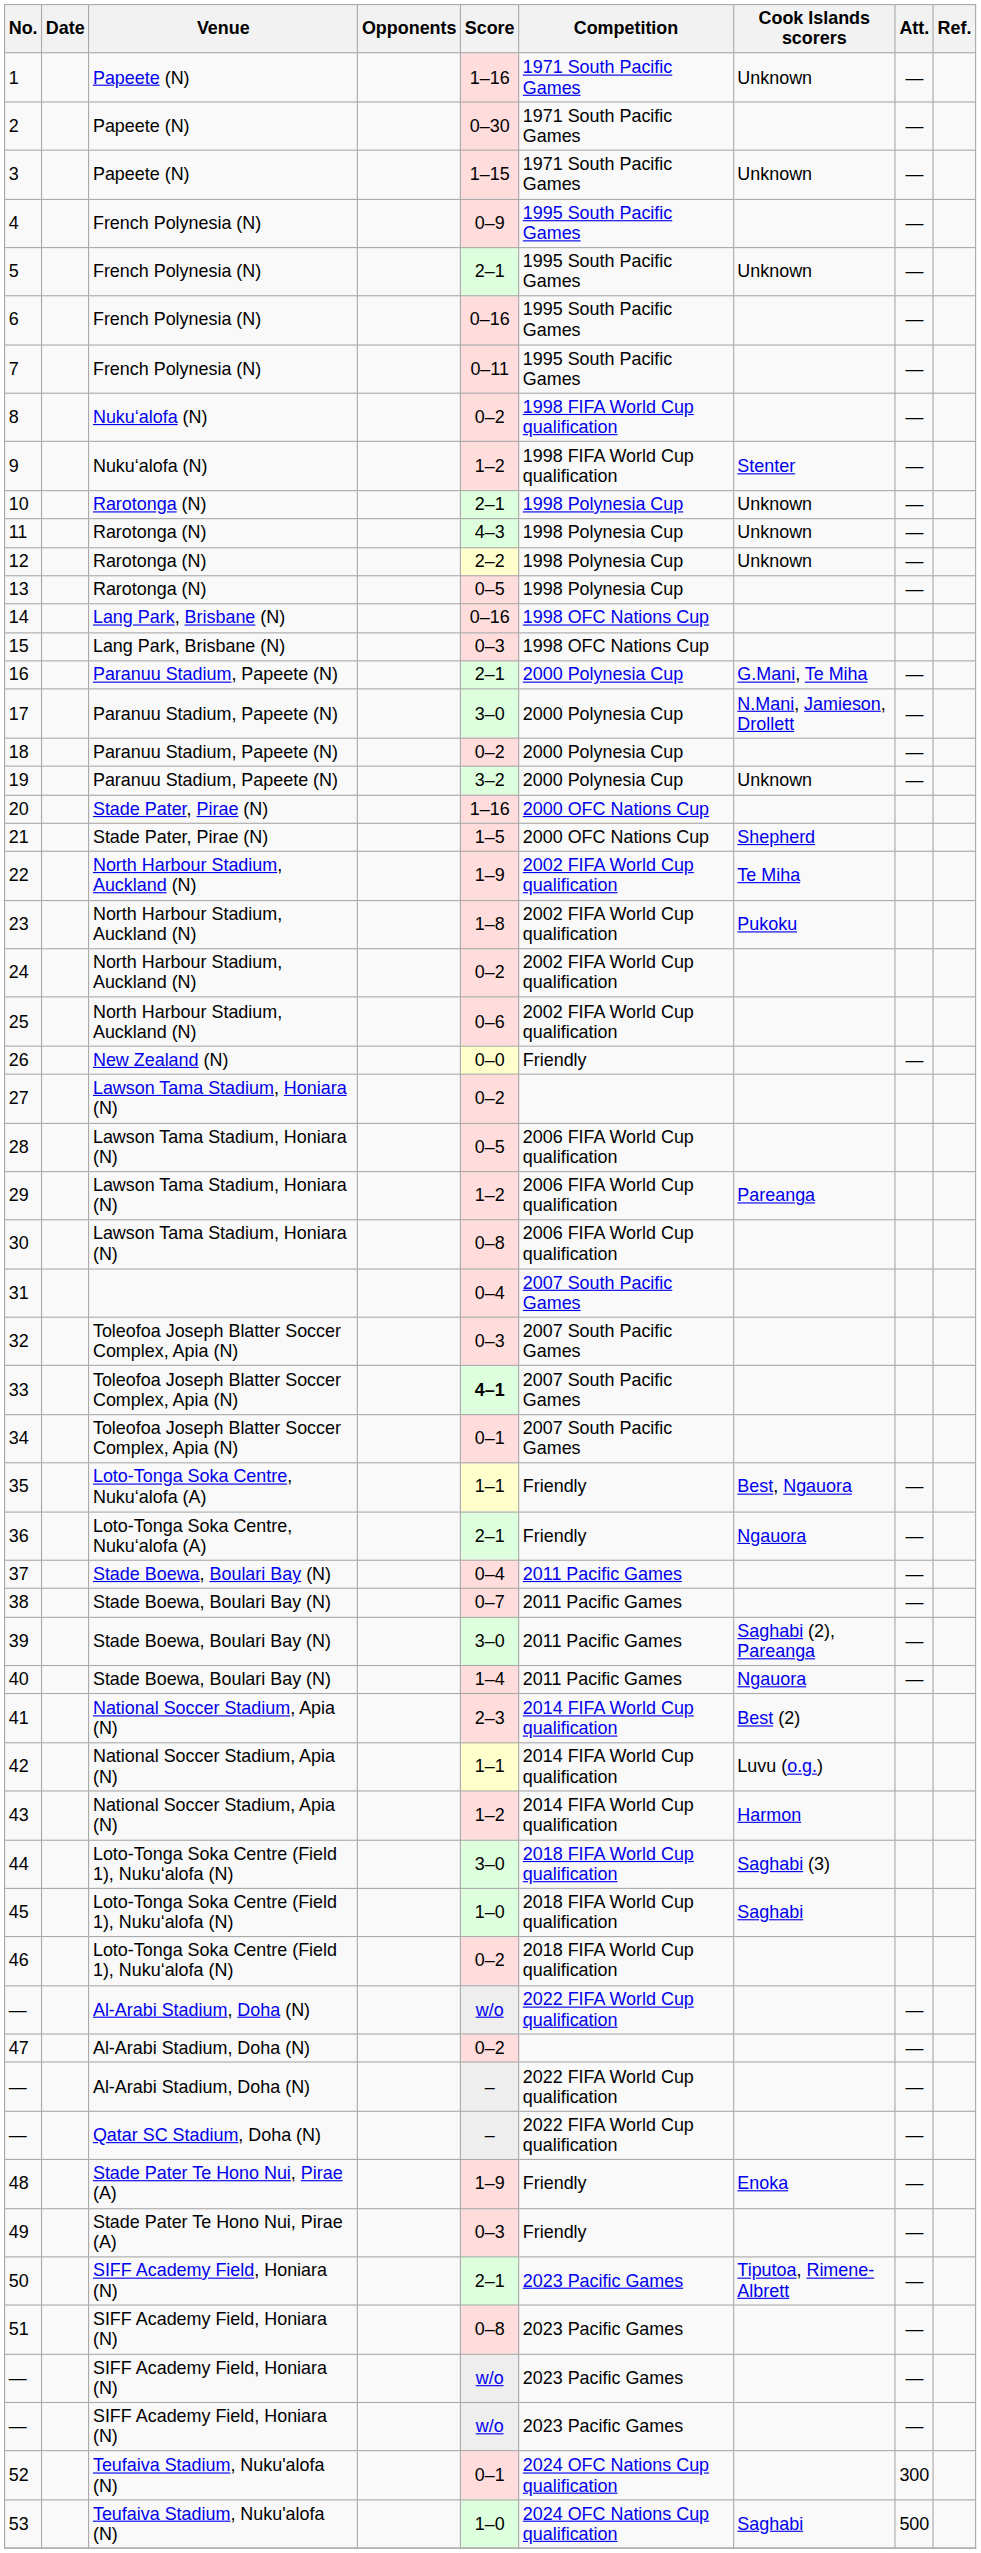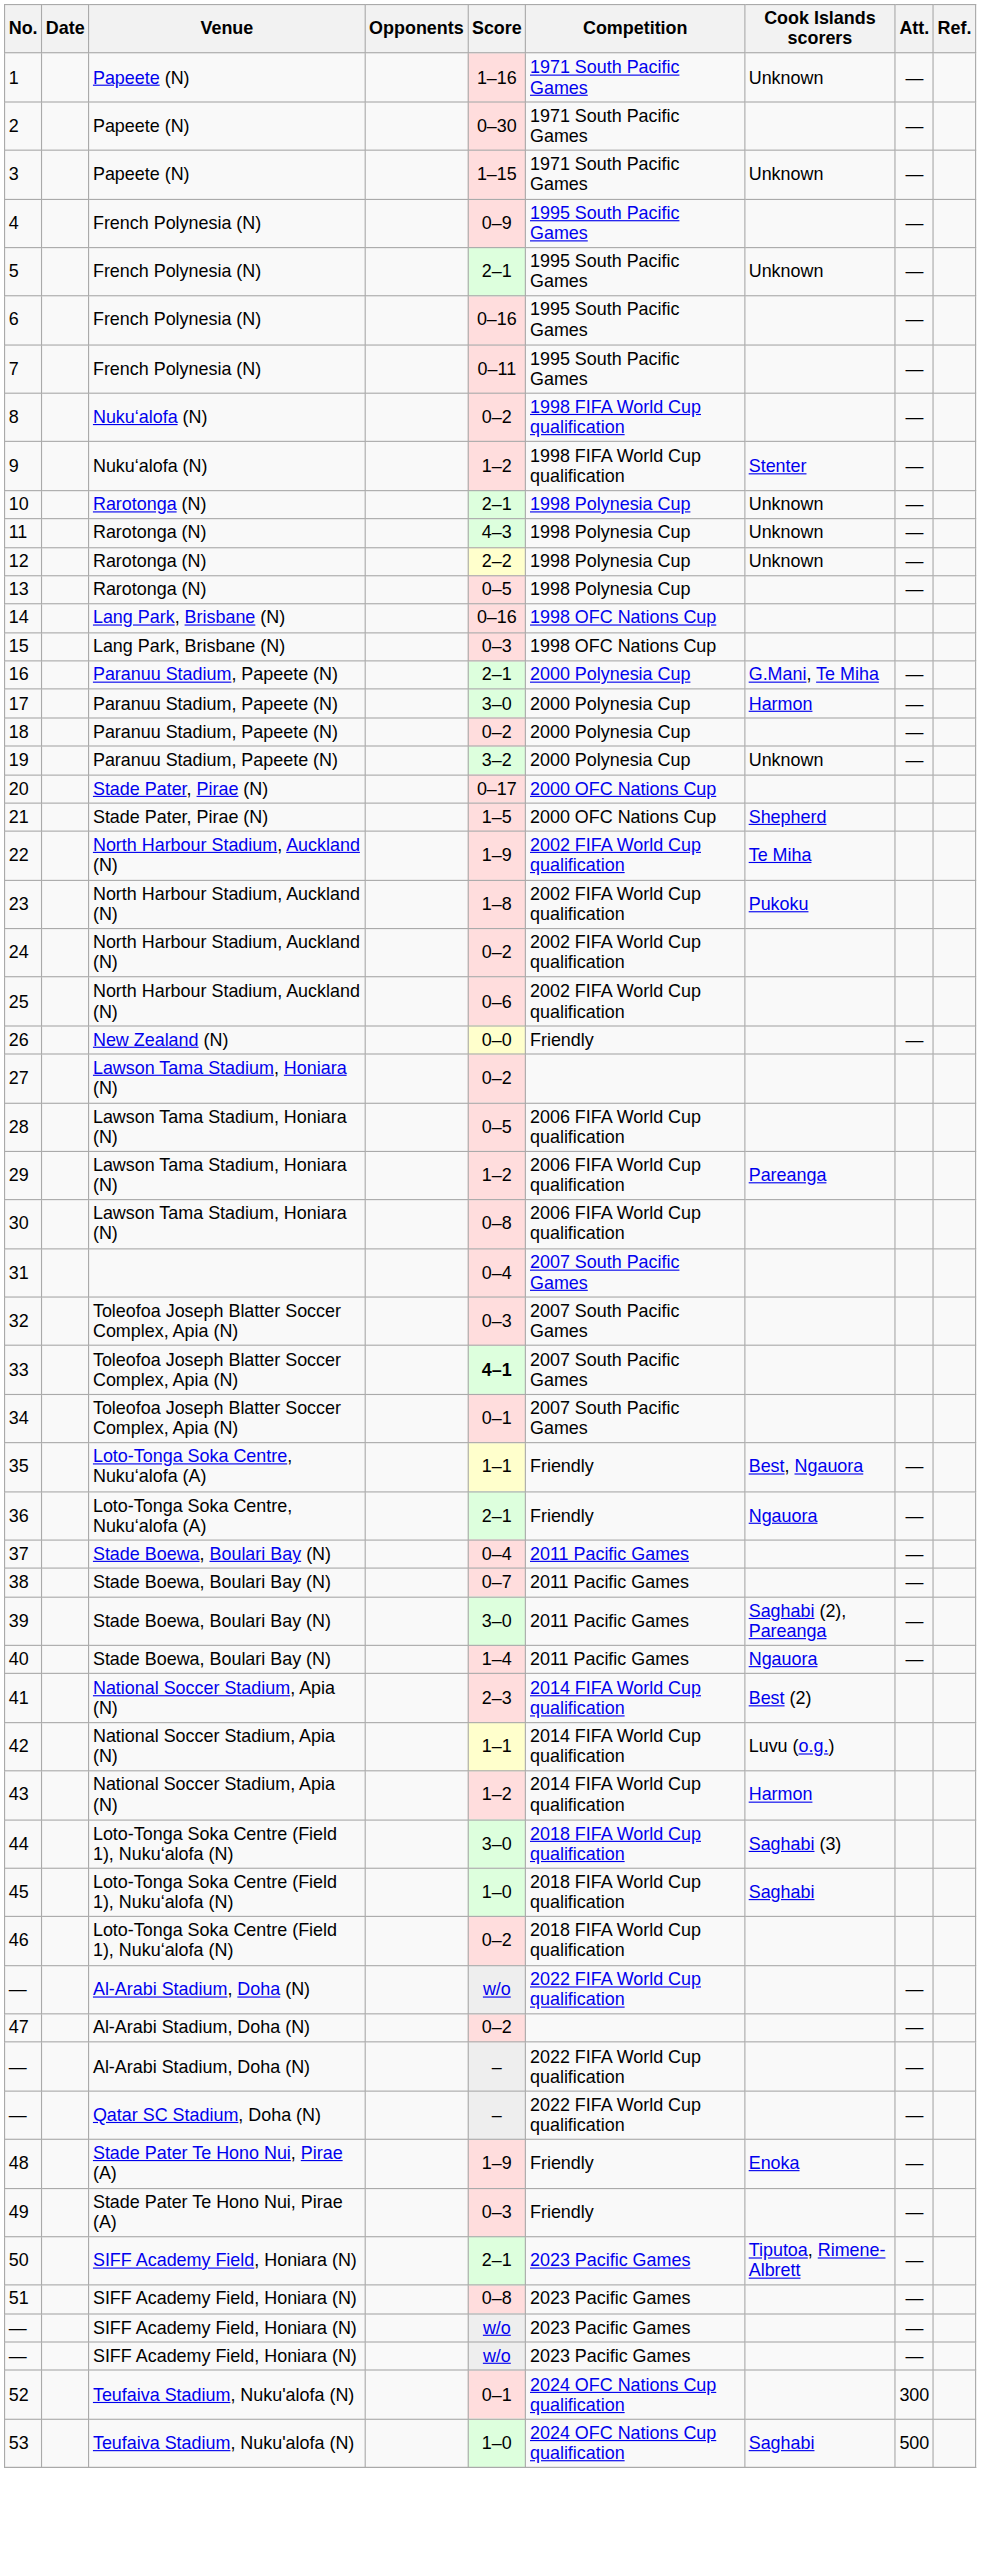(812, 713) N.Mani, Jamieson, Drollett -> (781, 703) Harmon
(490, 808) 1–16 -> (497, 788) 0–17
